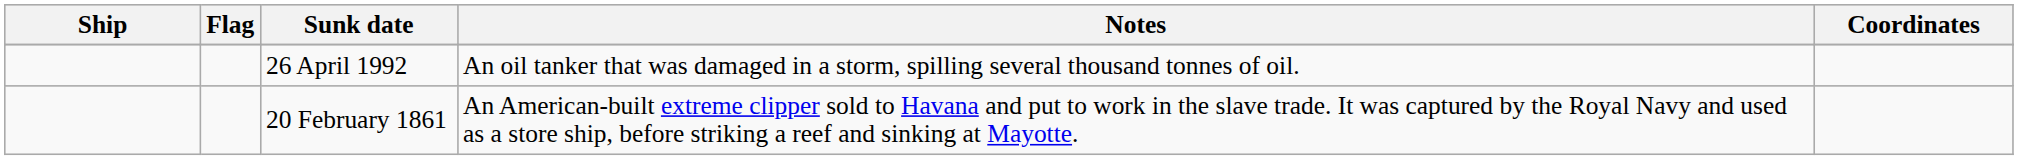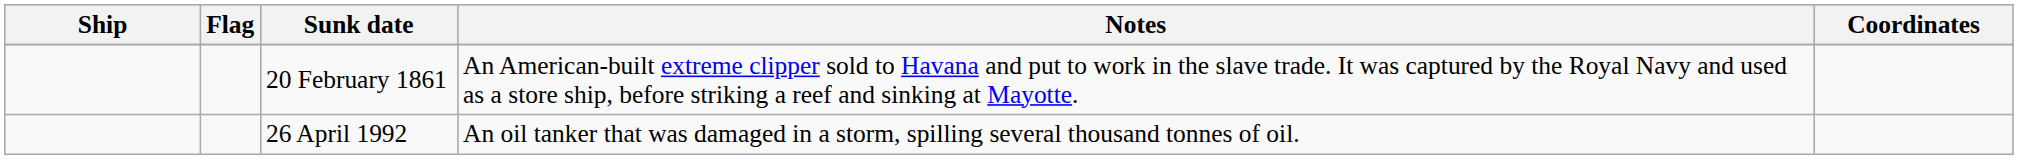rows swapped: (337, 65) <-> (356, 119)
